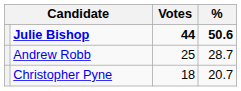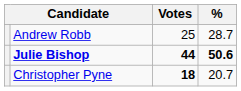rows swapped: (51, 34) <-> (52, 55)
(188, 75) normal -> (188, 75) bold
